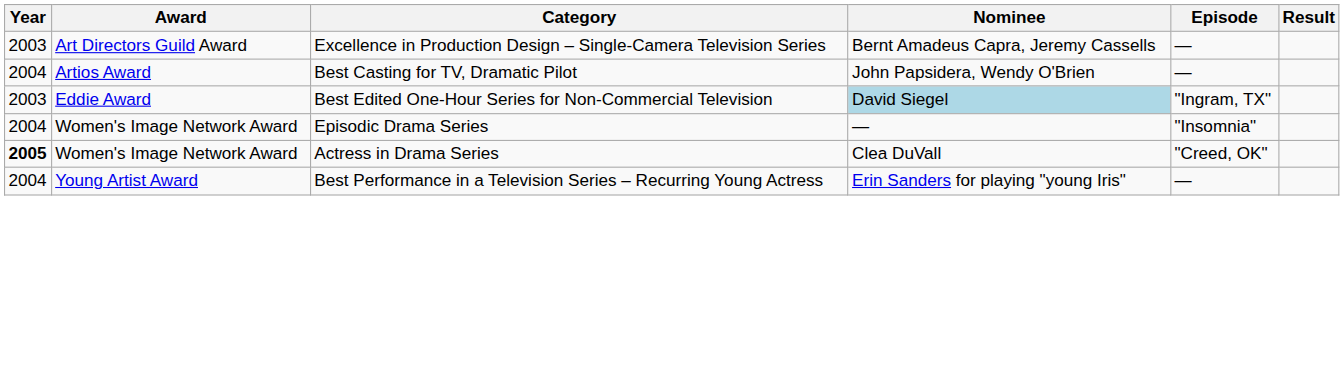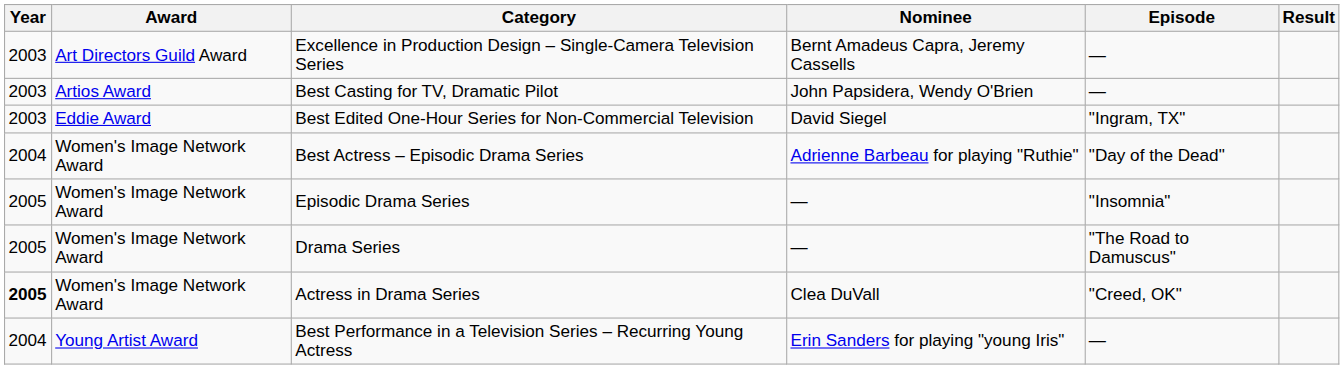(28, 72) 2004 -> (28, 91) 2003
(900, 99) lightblue background -> (839, 118) no background
+ row: (439, 155)
(28, 126) 2004 -> (28, 201) 2005
+ row: (348, 248)
